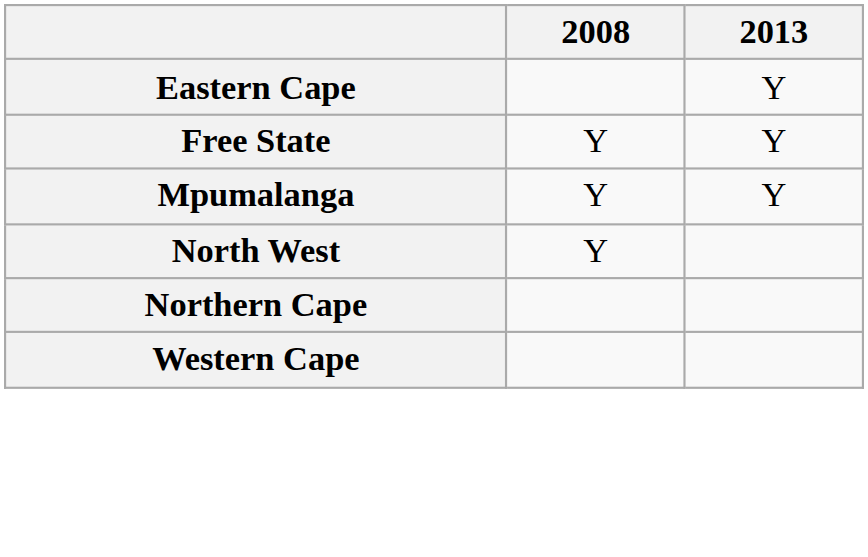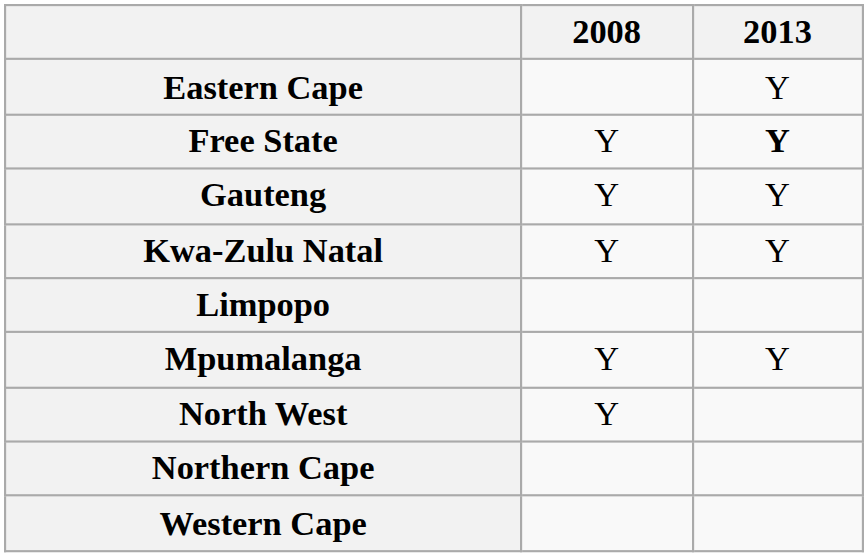(774, 140) normal -> (777, 140) bold
+ row: (263, 195)
+ row: (263, 250)
+ row: (263, 304)
